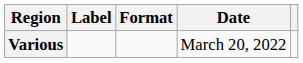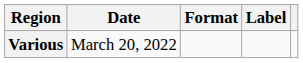columns swapped: (233, 17) <-> (91, 17)
